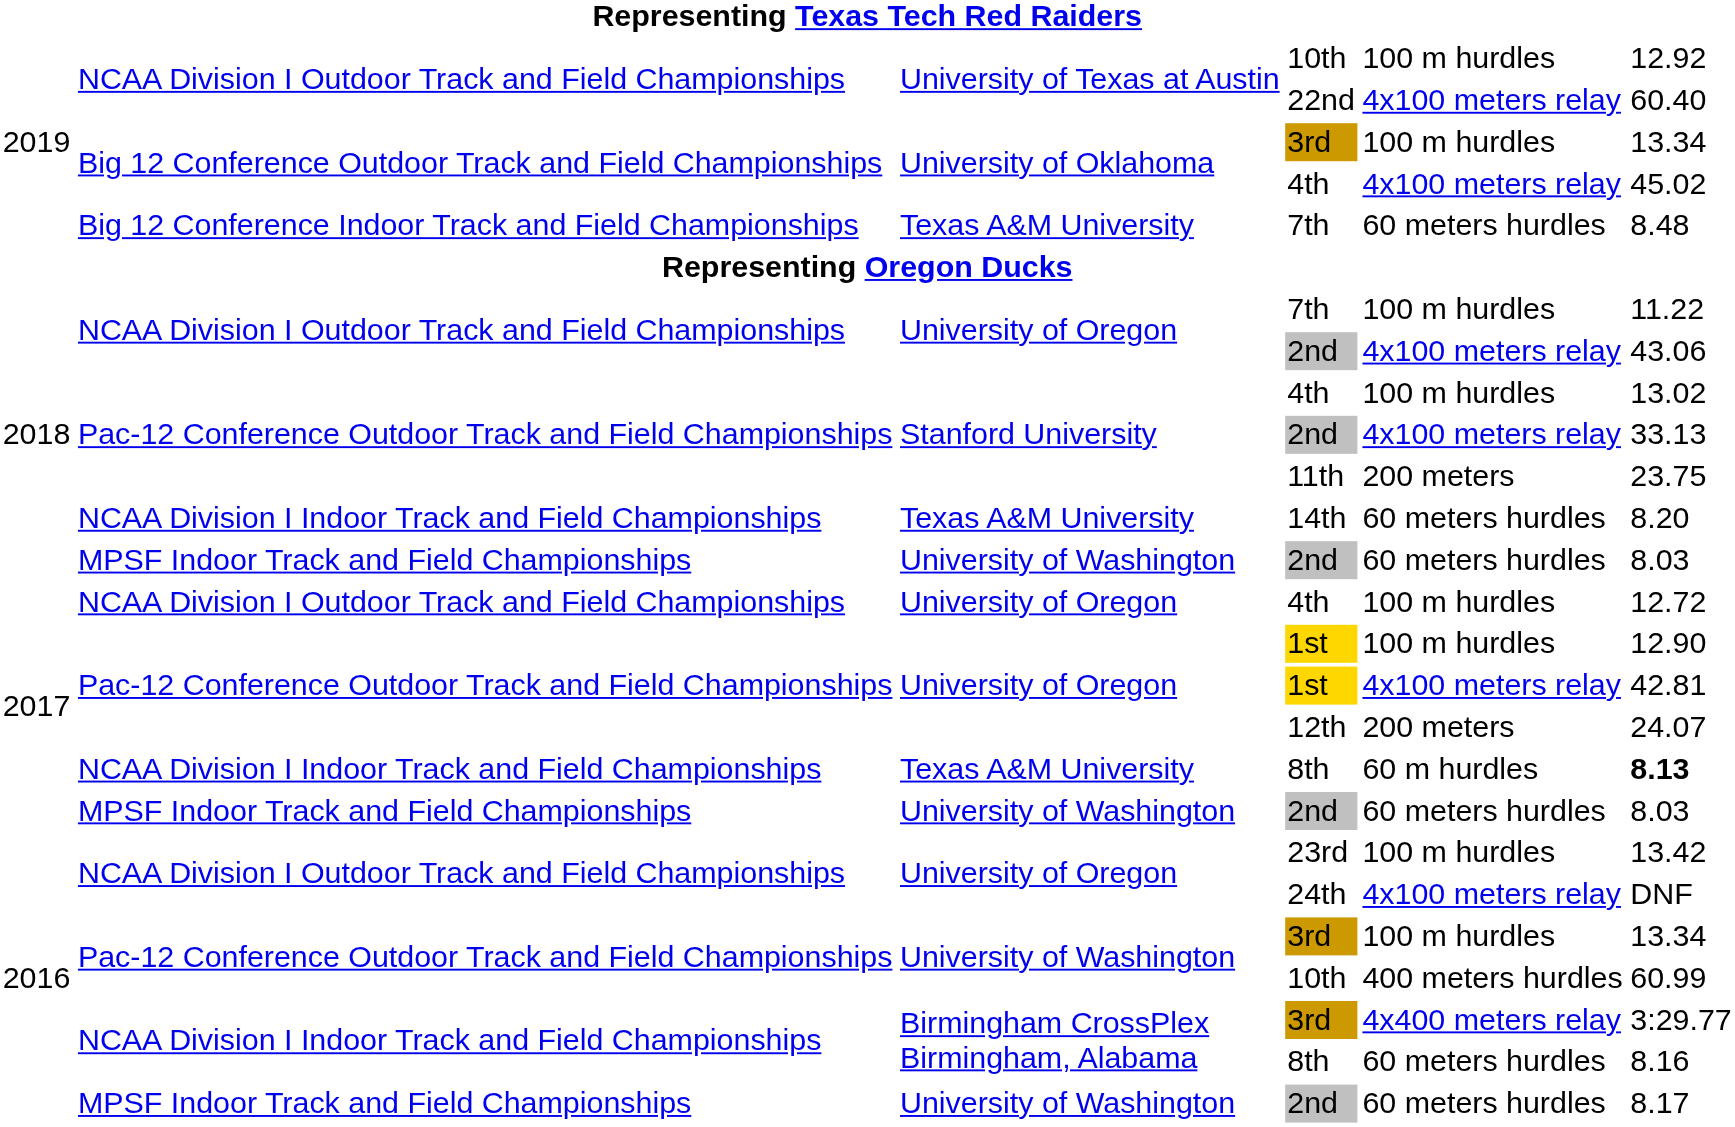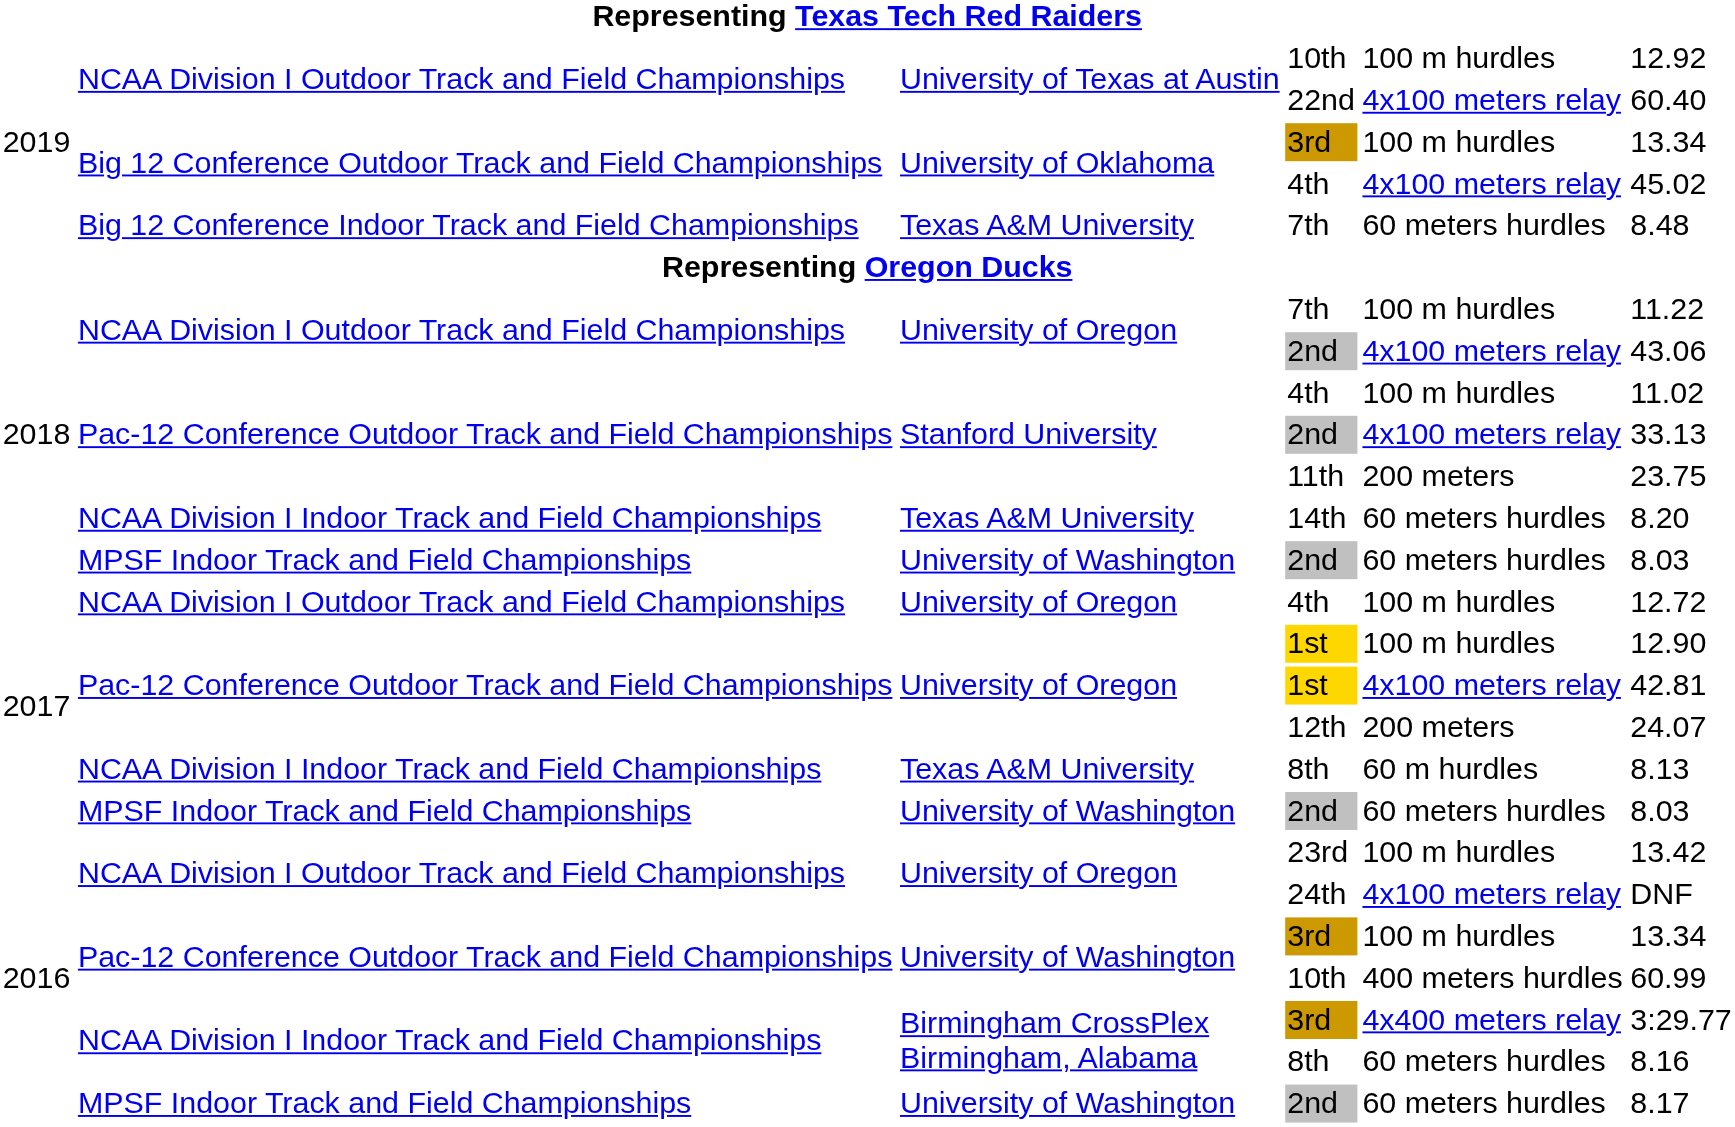(1668, 392) 13.02 -> (1667, 392) 11.02
(1660, 768) bold -> (1660, 768) normal
